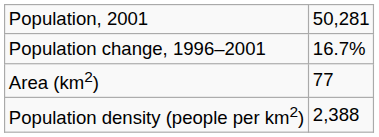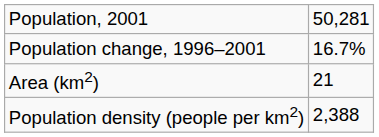(323, 80) 77 -> (323, 80) 21
